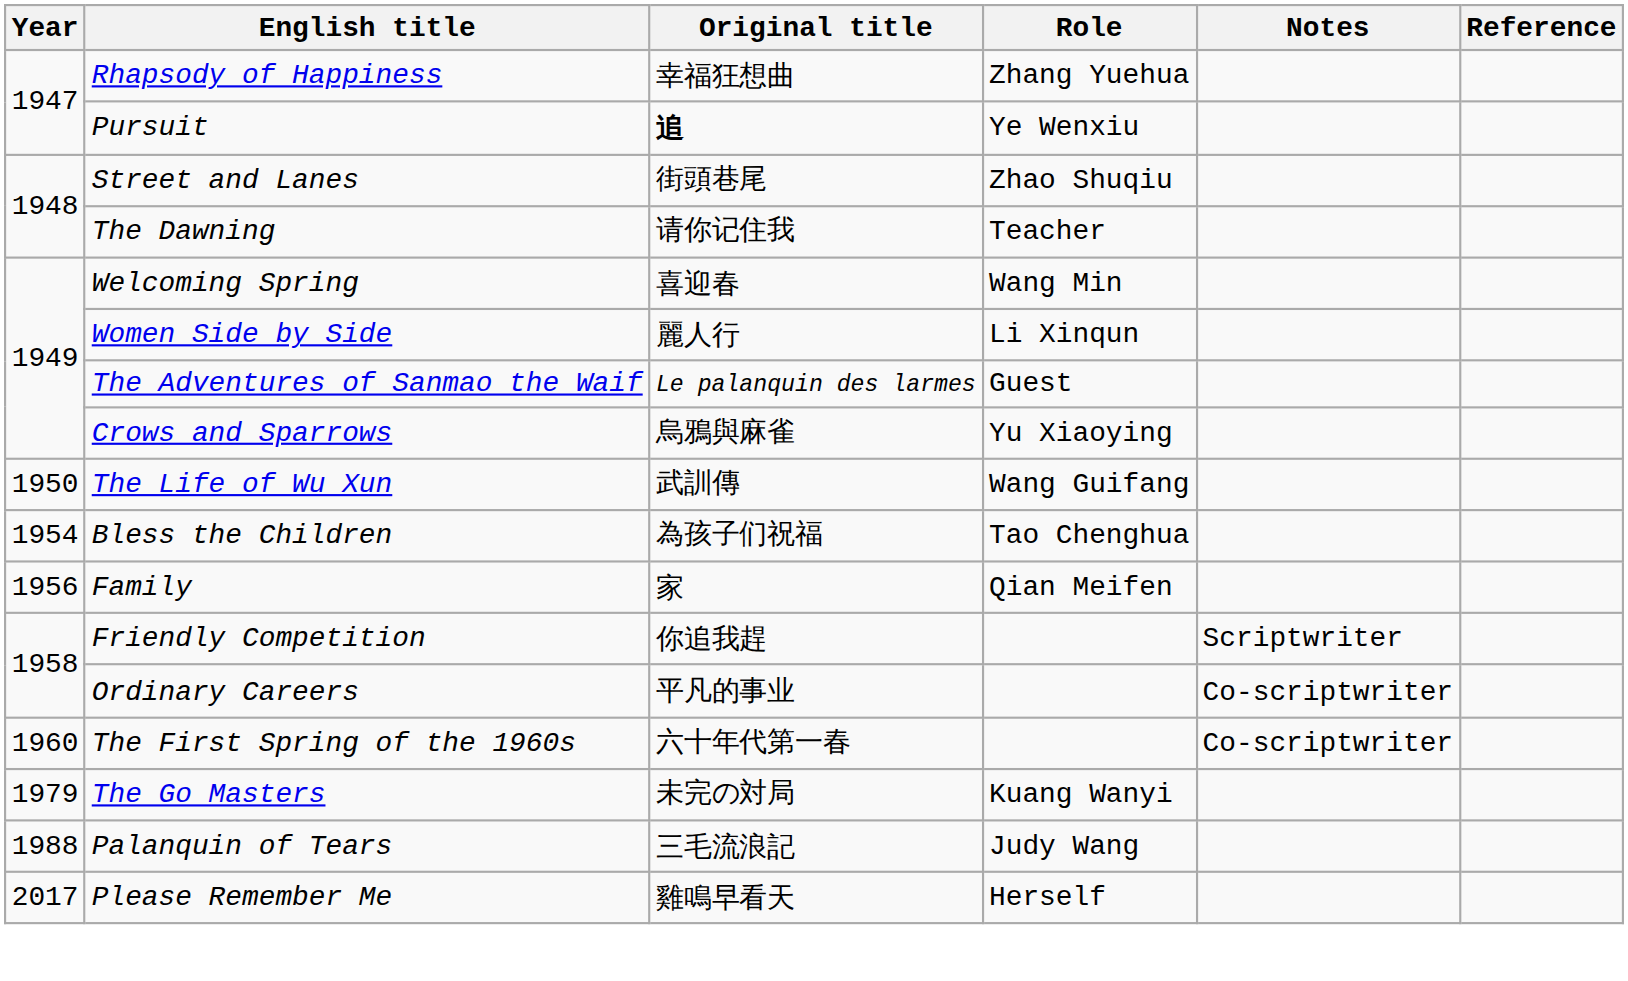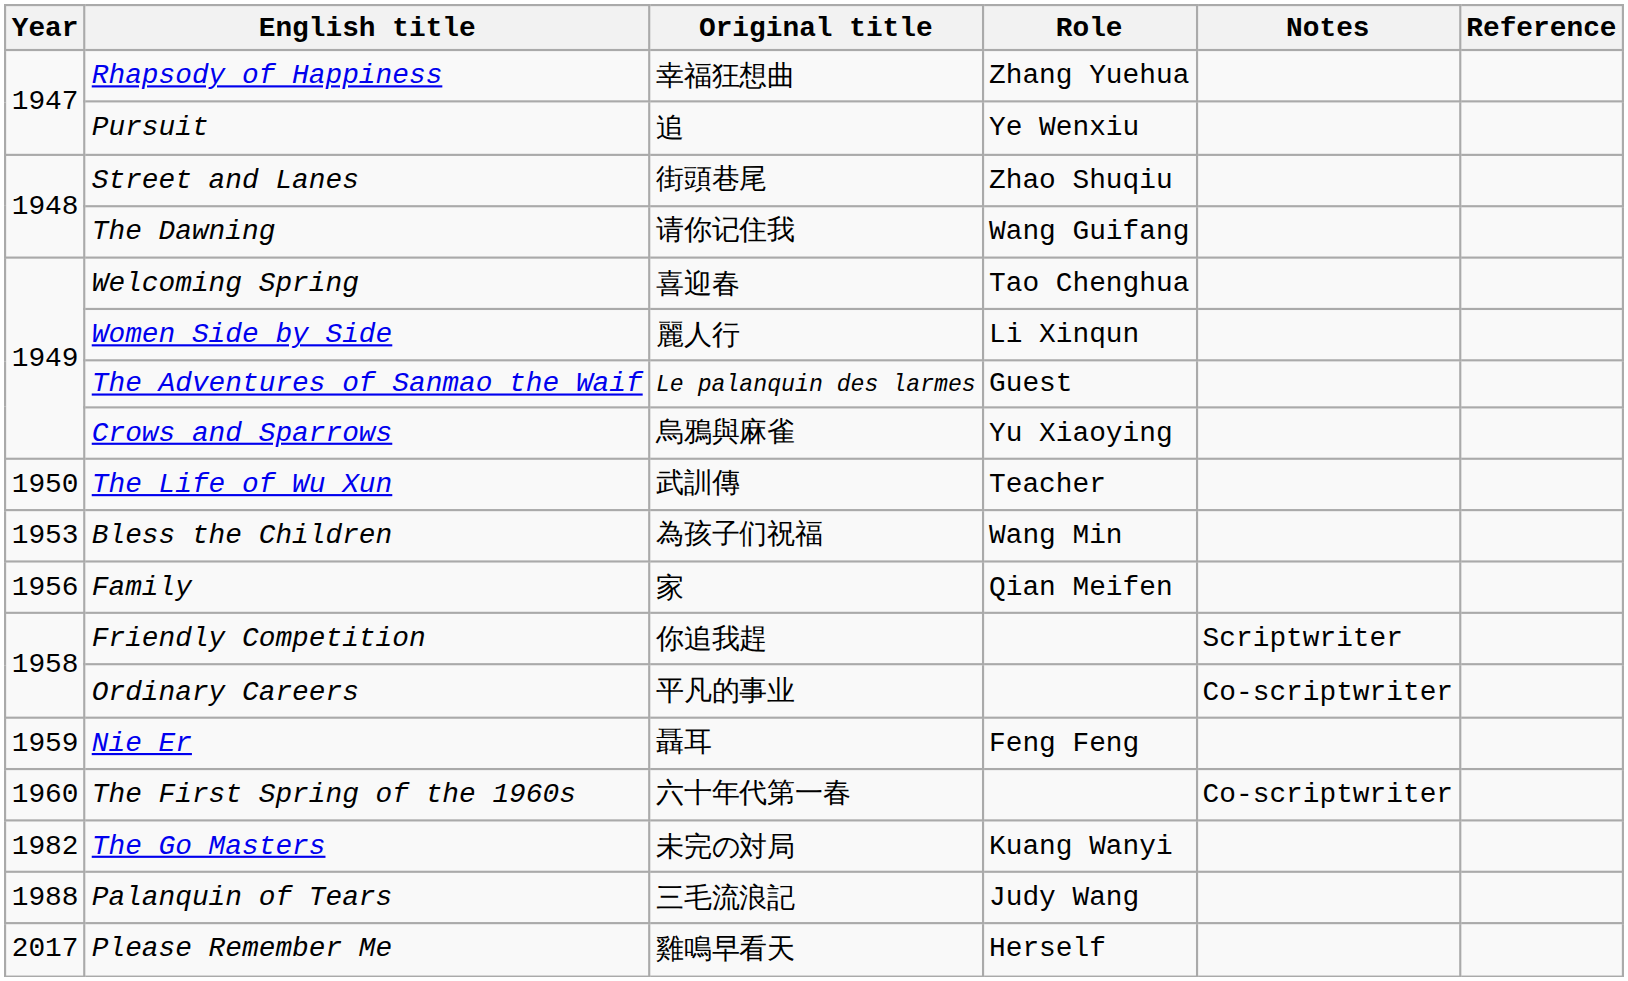(670, 129) bold -> (670, 129) normal
(1047, 232) Teacher -> (1089, 232) Wang Guifang
(1056, 283) Wang Min -> (1089, 283) Tao Chenghua
(1089, 484) Wang Guifang -> (1047, 484) Teacher
(45, 536) 1954 -> (45, 536) 1953
(1089, 536) Tao Chenghua -> (1056, 536) Wang Min
+ row: (142, 743)
(45, 795) 1979 -> (45, 846) 1982
